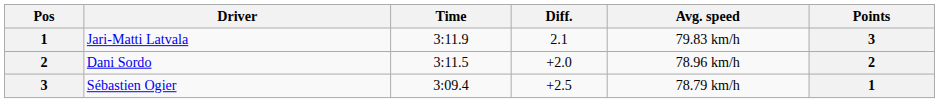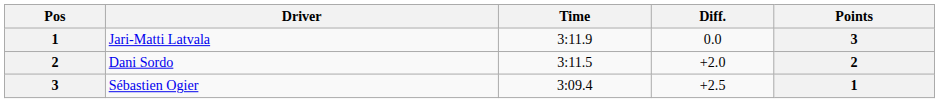- column: (708, 16)
(559, 39) 2.1 -> (713, 39) 0.0
